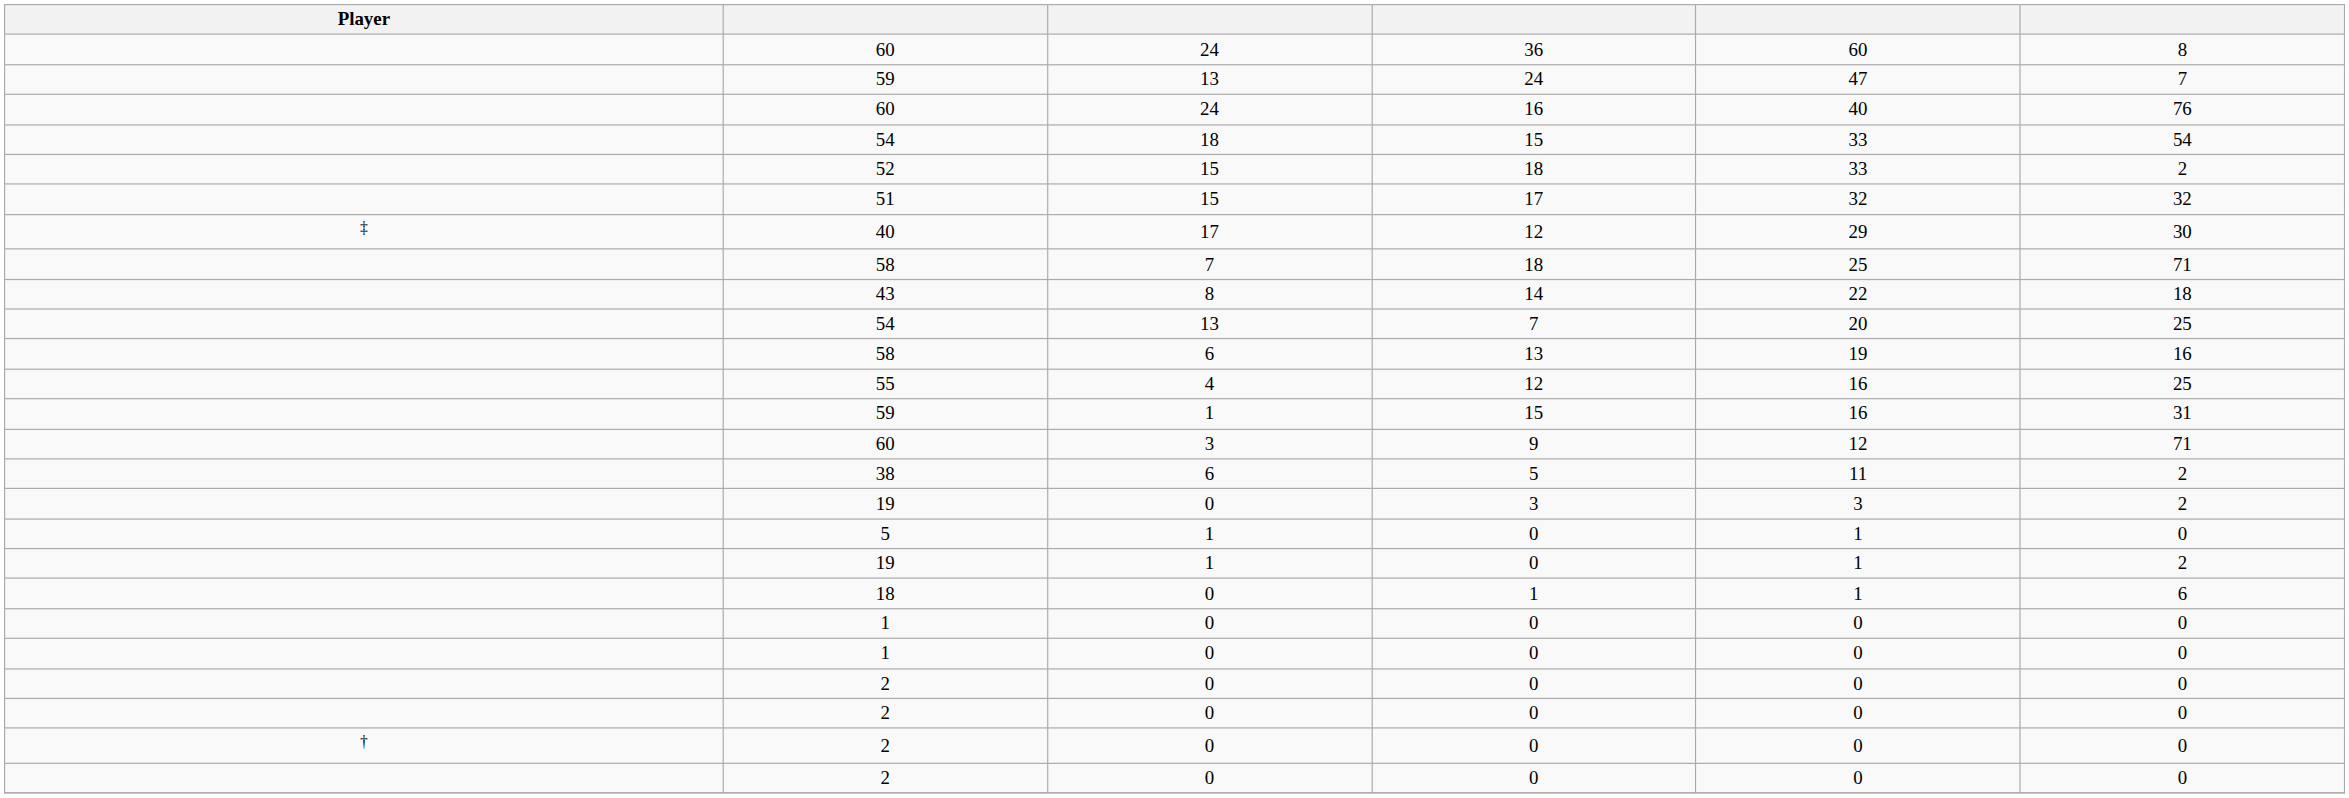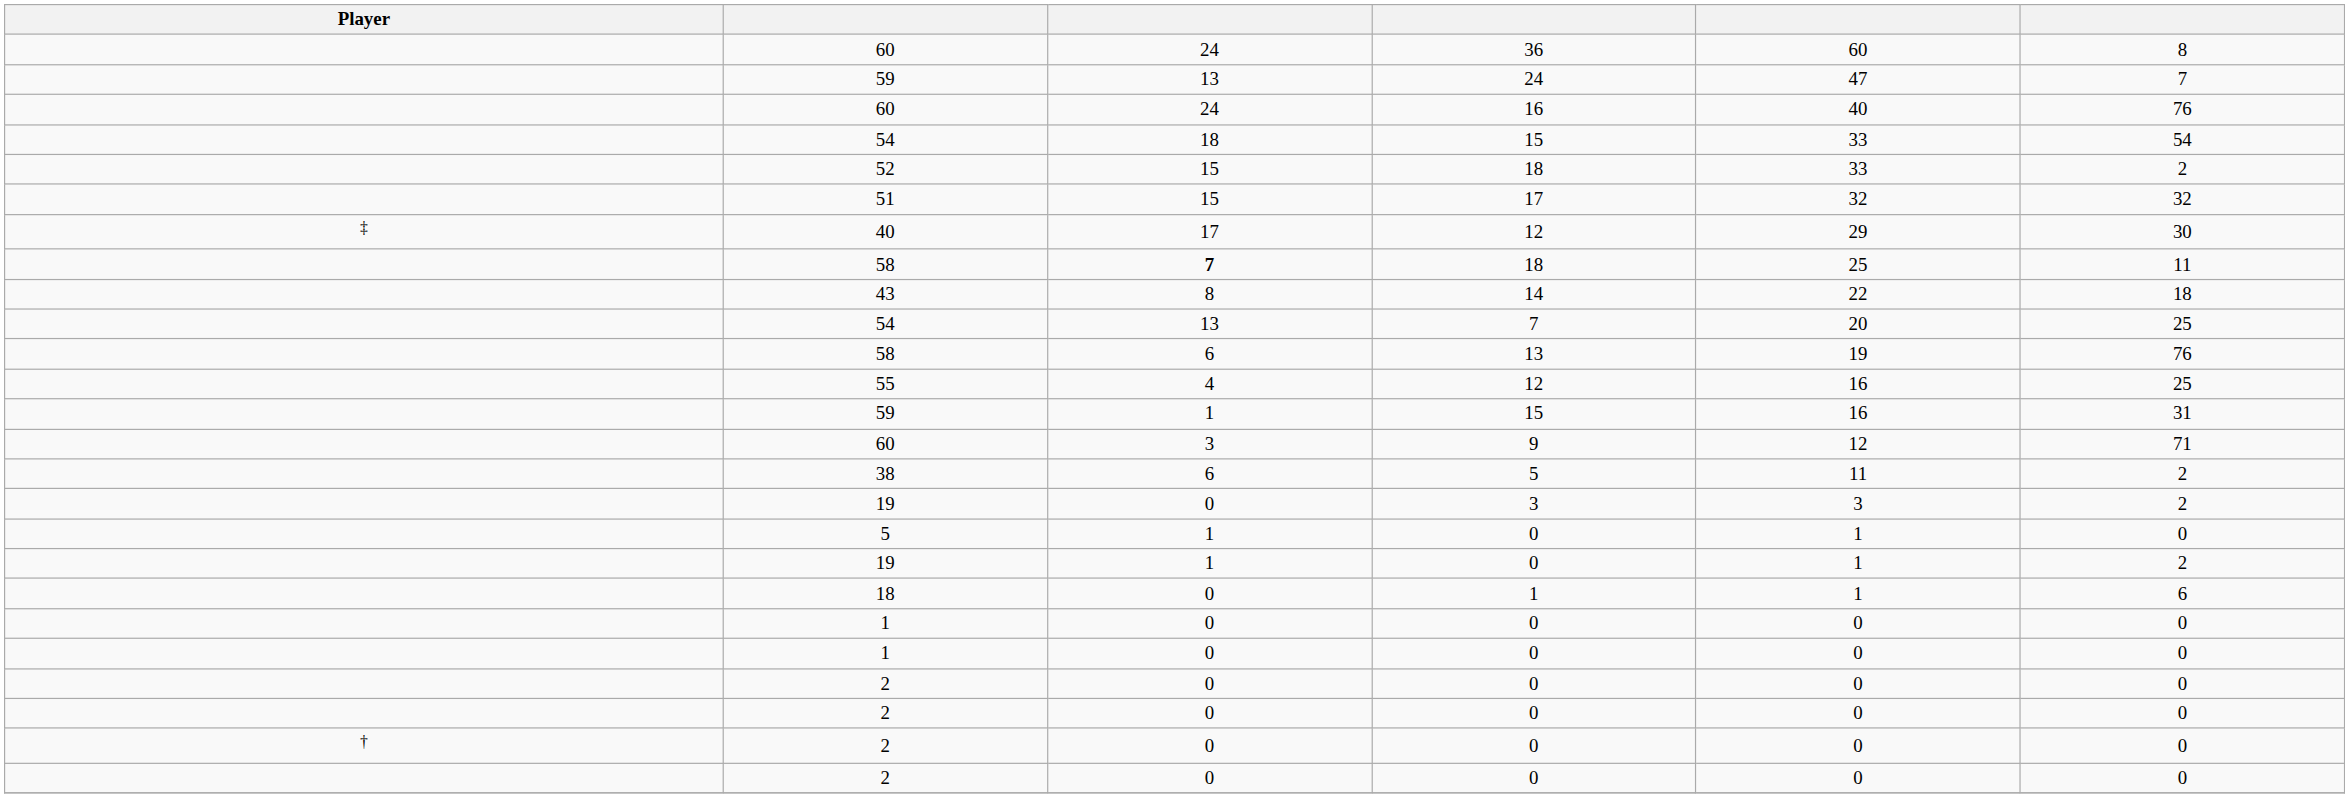(1210, 264) normal -> (1210, 264) bold
(2182, 264) 71 -> (2182, 264) 11
(2182, 353) 16 -> (2182, 353) 76
